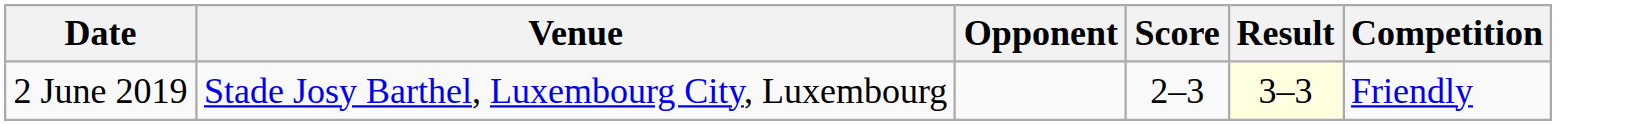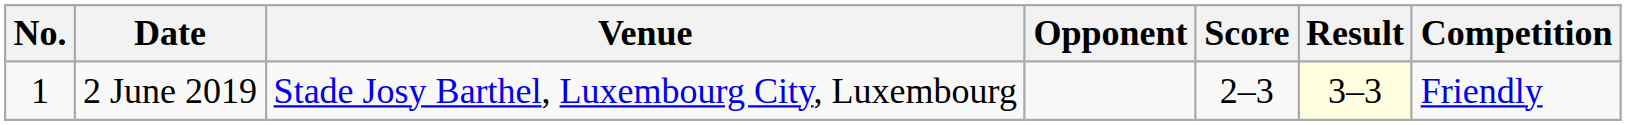+ column: (40, 33)
